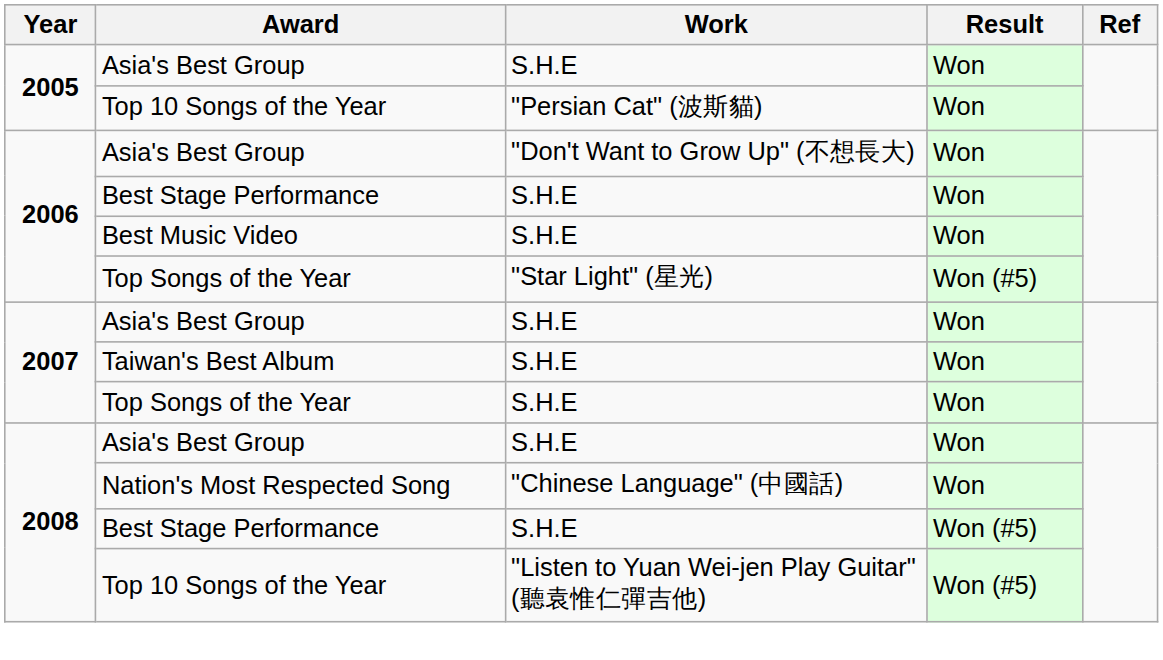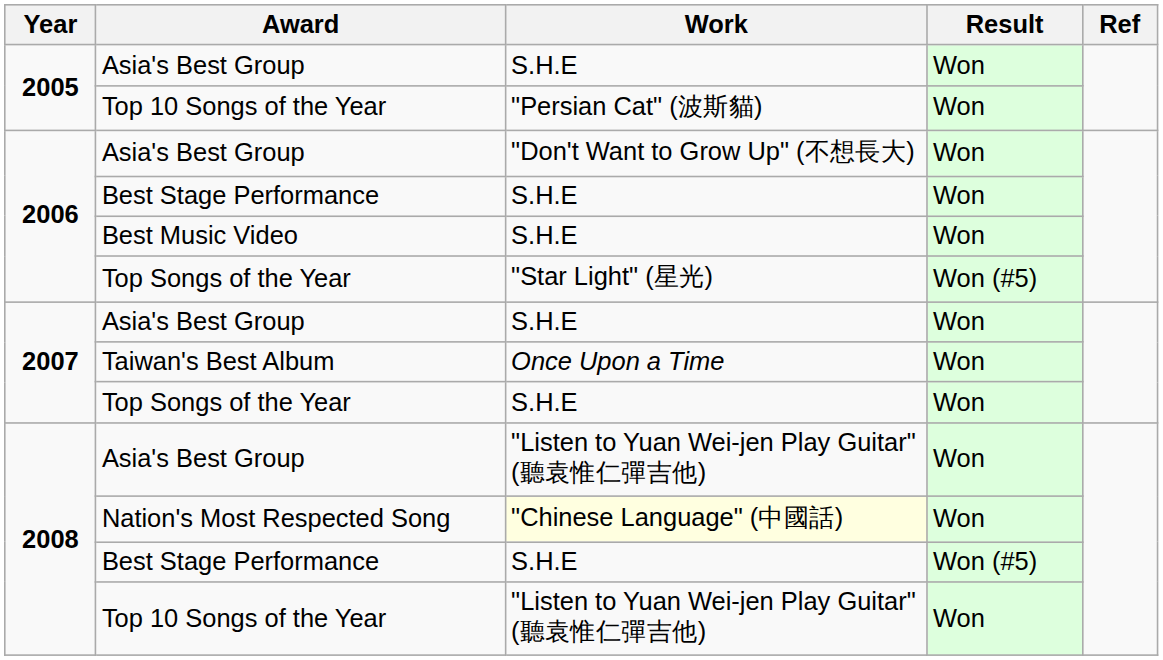(544, 361) S.H.E -> (618, 361) Once Upon a Time
(544, 442) S.H.E -> (713, 457) "Listen to Yuan Wei-jen Play Guitar" (聽袁惟仁彈吉他)
(677, 484) no background -> (677, 517) lightyellow background
(1005, 585) Won (#5) -> (1005, 619) Won
